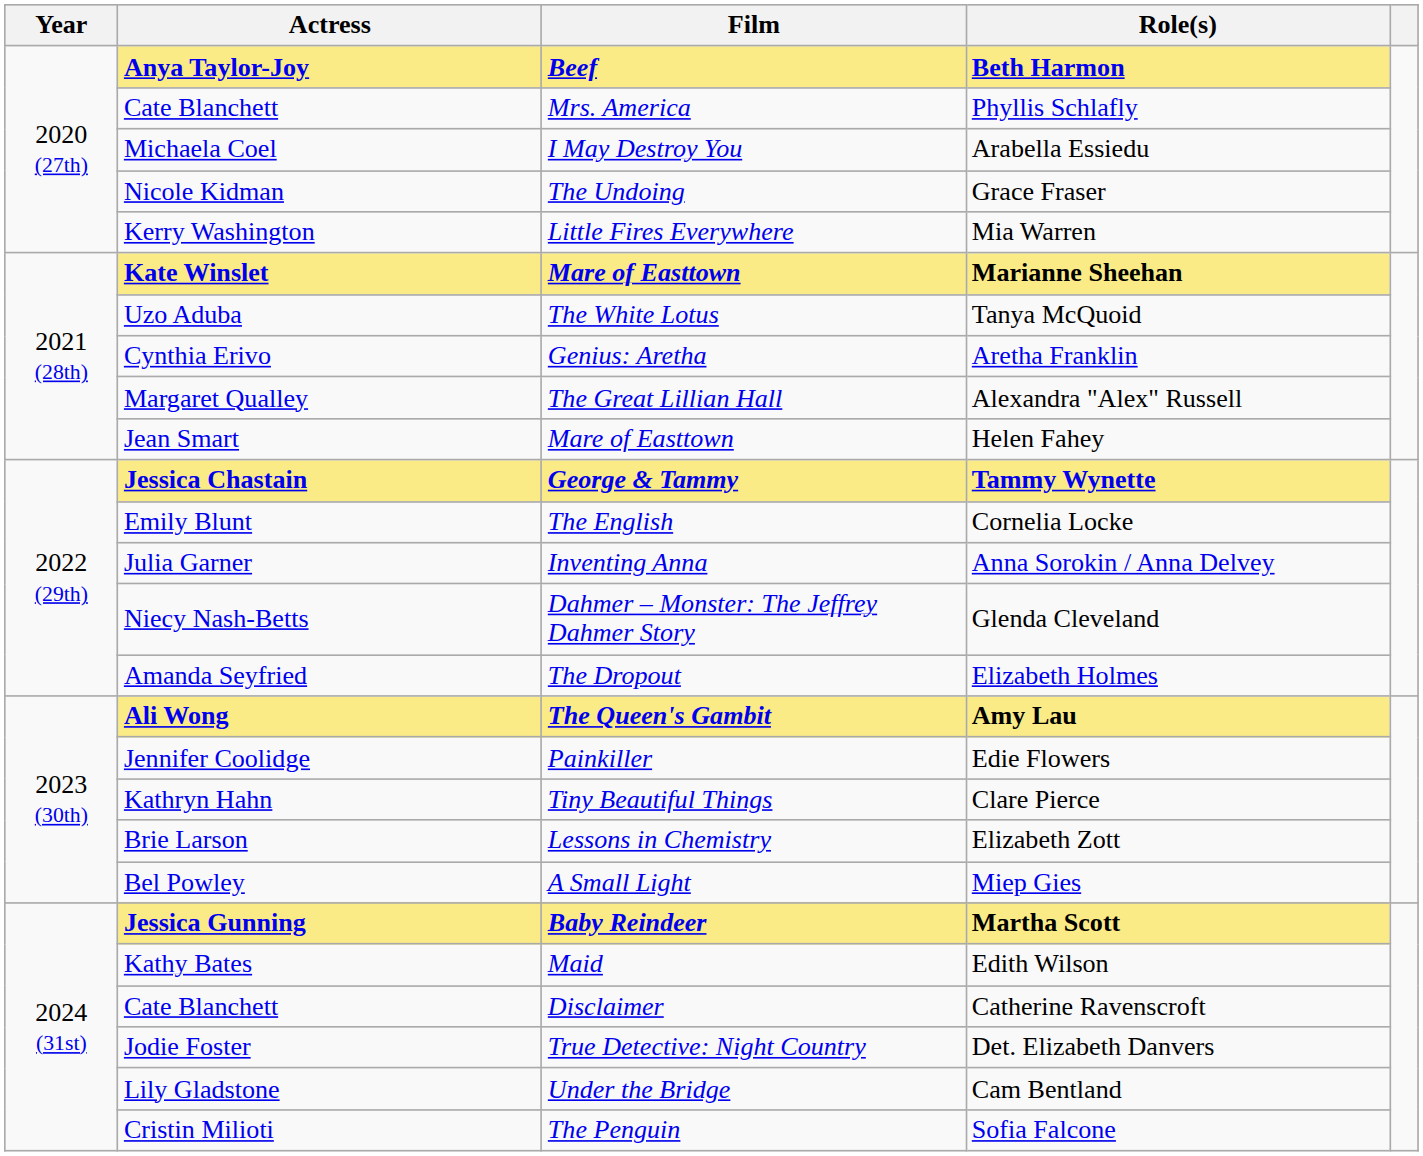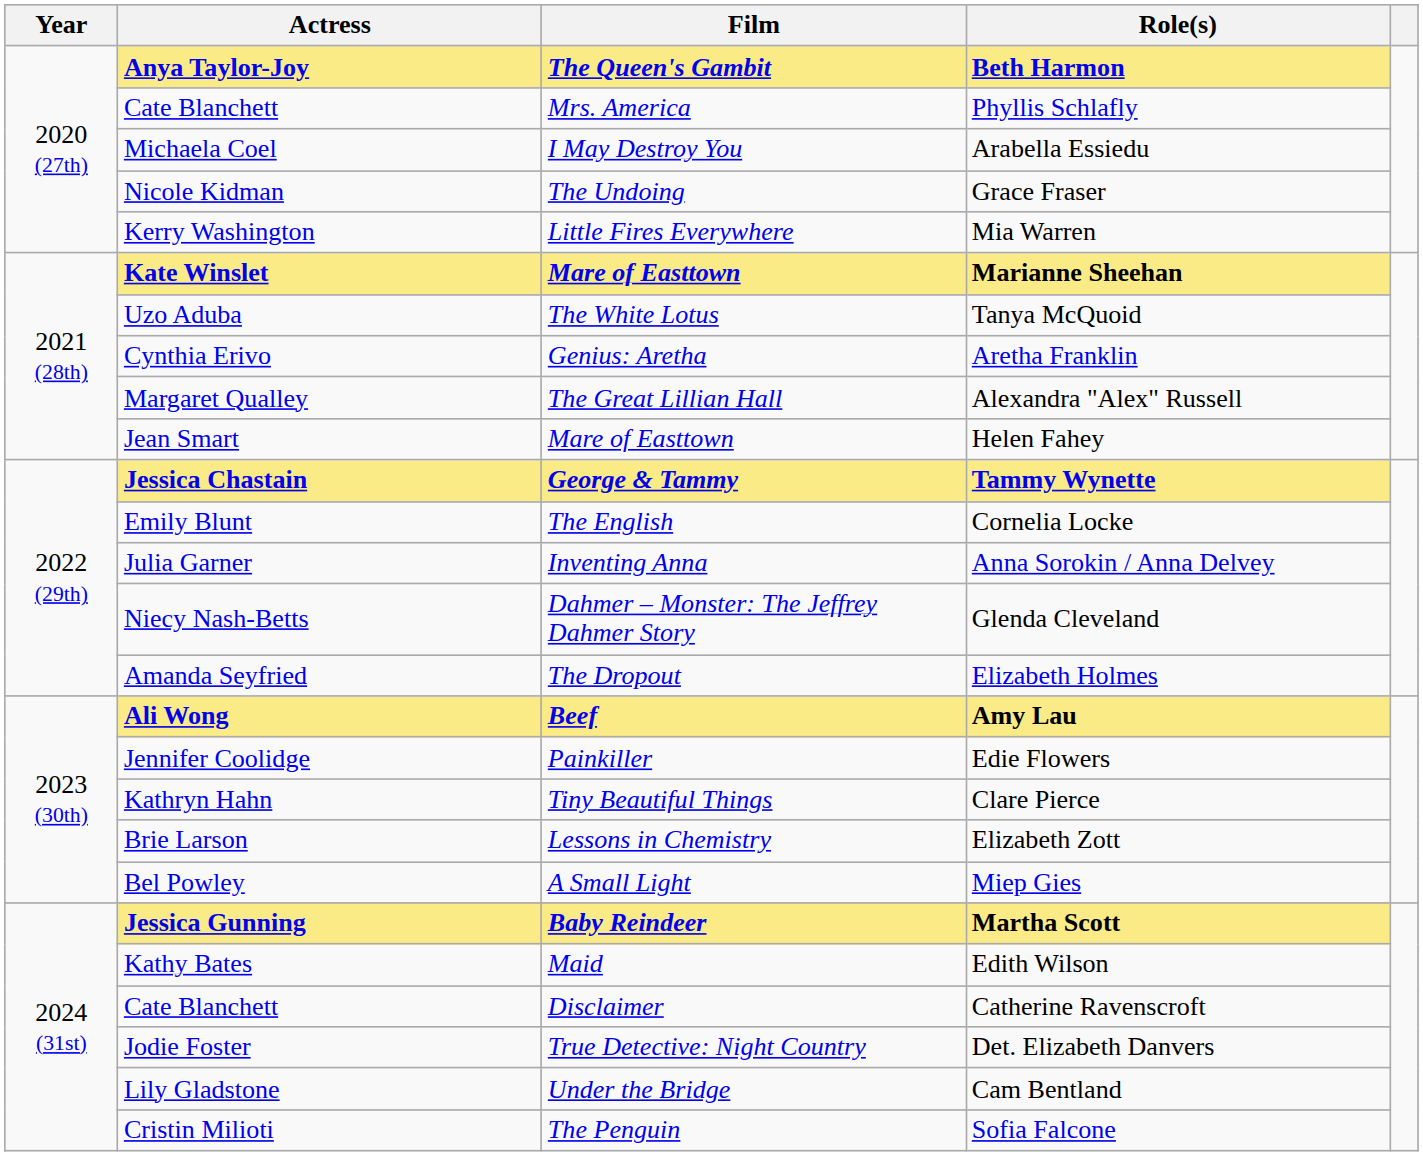(572, 66) Beef -> (659, 66) The Queen's Gambit
(659, 716) The Queen's Gambit -> (572, 716) Beef
